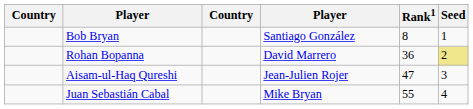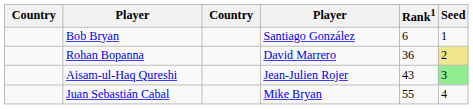(405, 36) 8 -> (405, 36) 6
(408, 75) 47 -> (408, 75) 43
(444, 75) no background -> (444, 75) lightgreen background
